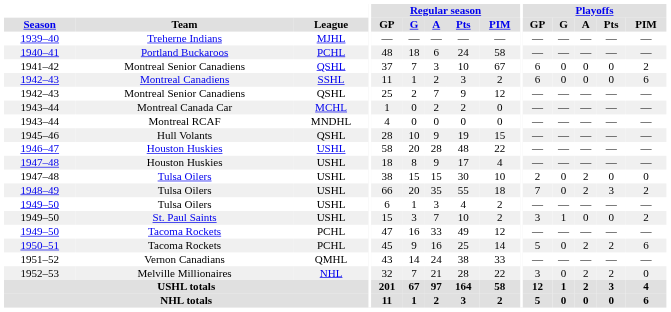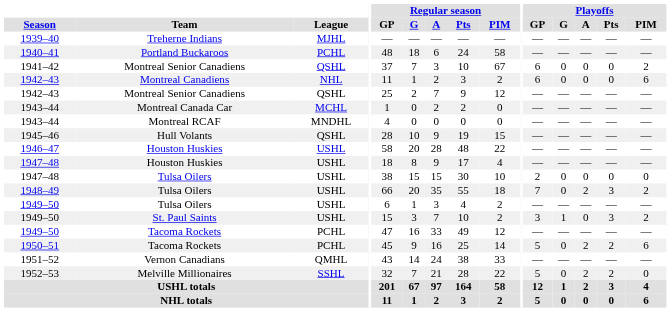(331, 80) SSHL -> (331, 80) NHL
(586, 176) 2 -> (586, 176) 0
(611, 218) 0 -> (611, 218) 3
(331, 273) NHL -> (331, 273) SSHL
(537, 273) 3 -> (537, 273) 5
